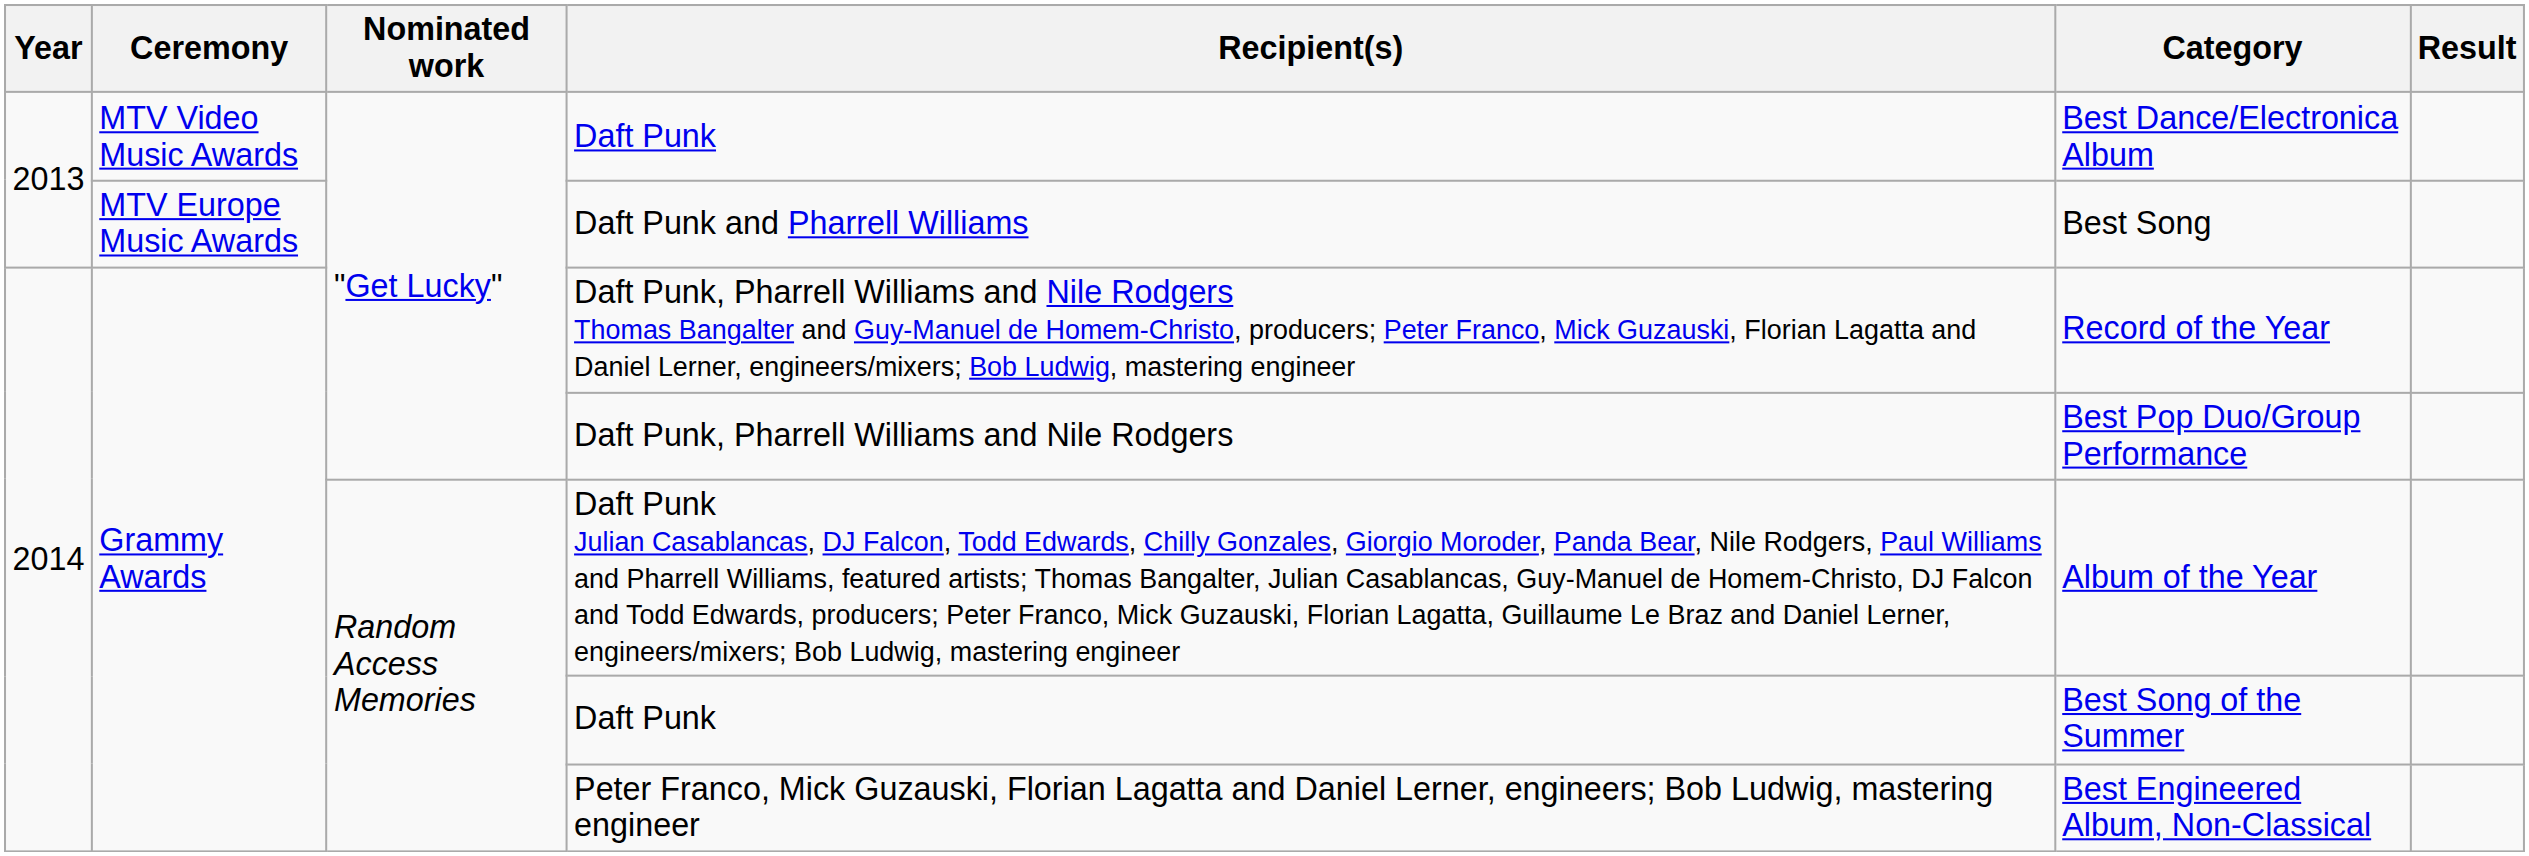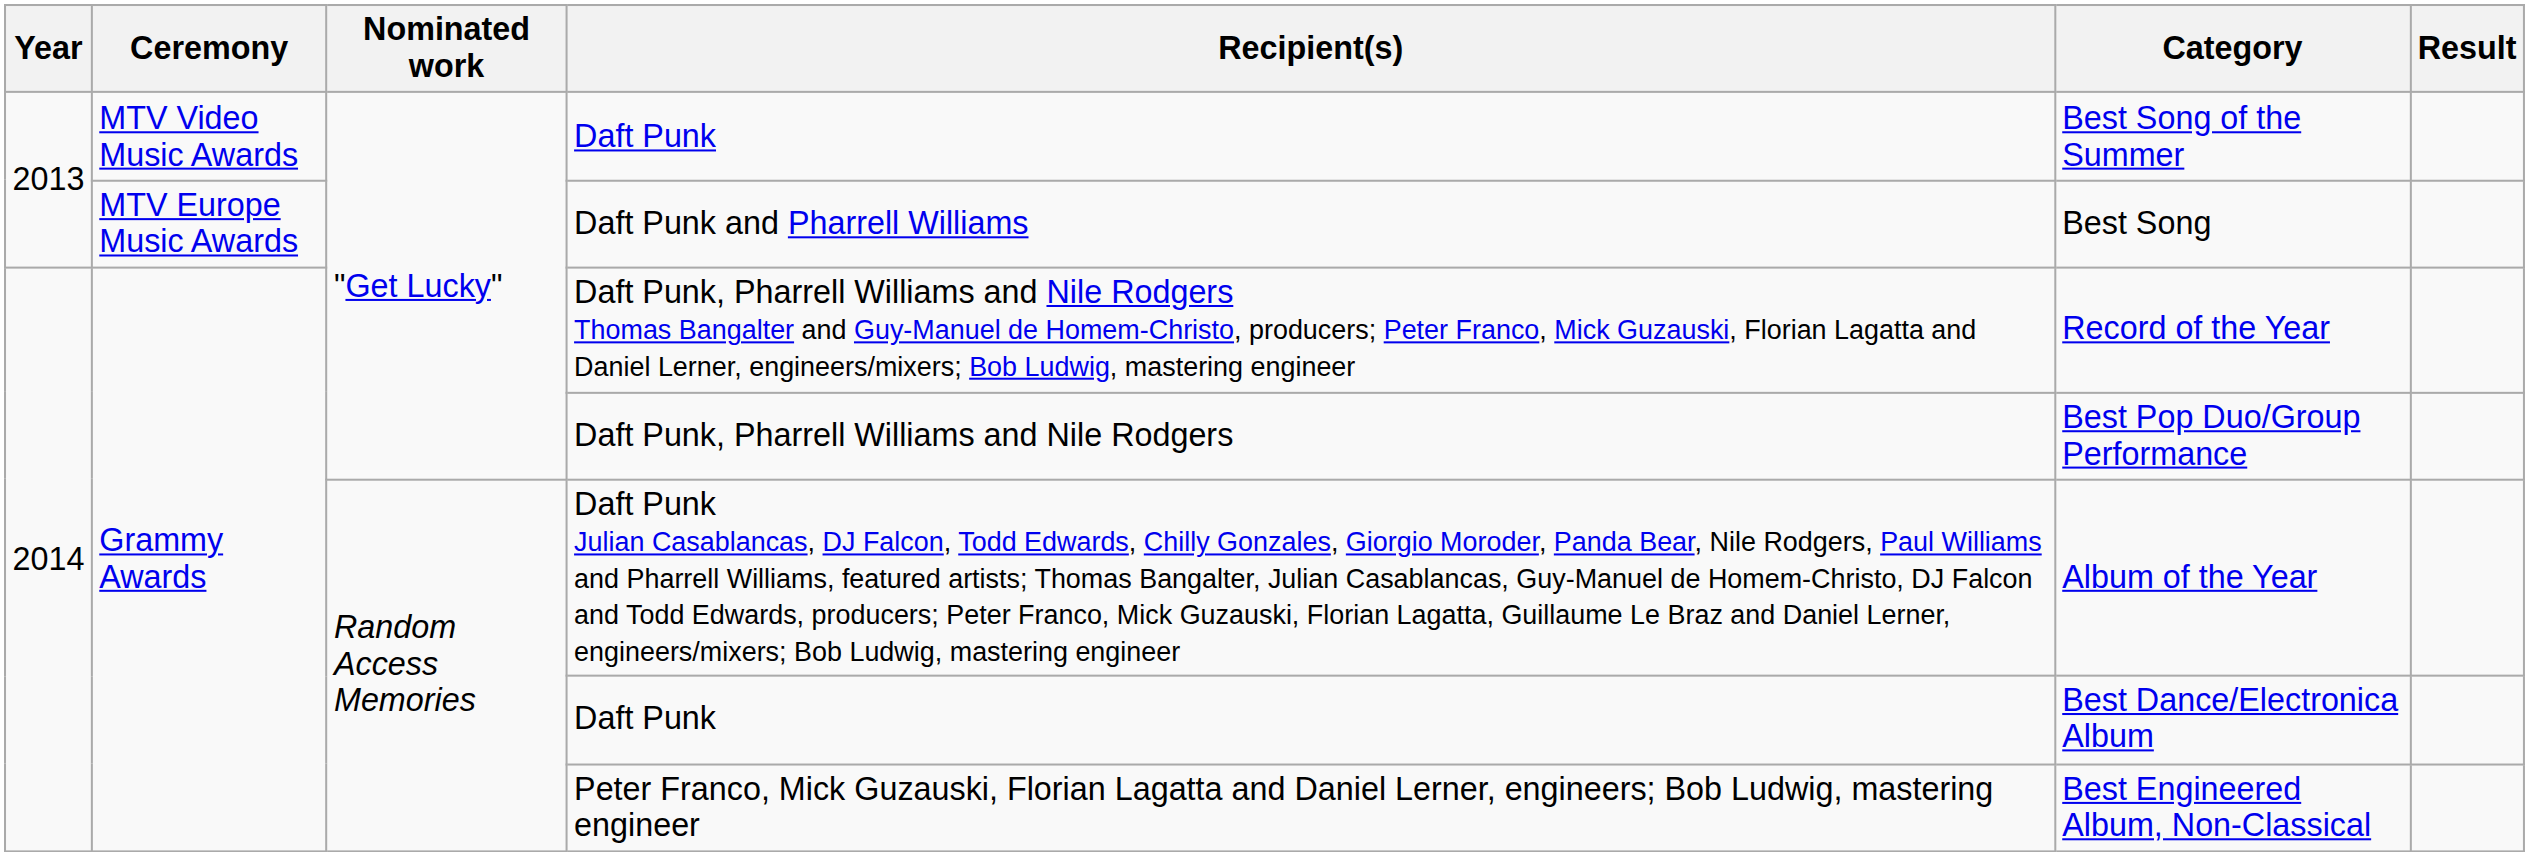(2230, 135) Best Dance/Electronica Album -> (2182, 135) Best Song of the Summer
(2182, 719) Best Song of the Summer -> (2230, 719) Best Dance/Electronica Album
